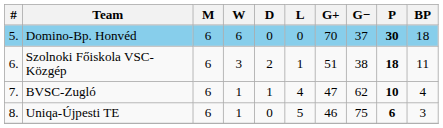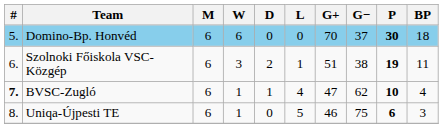(392, 63) 18 -> (392, 63) 19
(14, 92) normal -> (14, 92) bold
